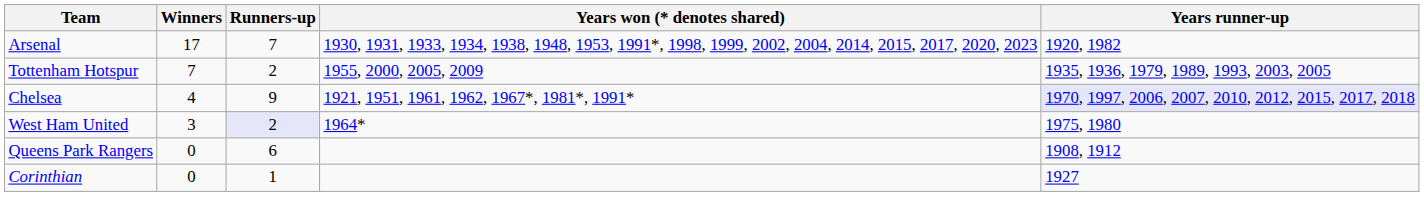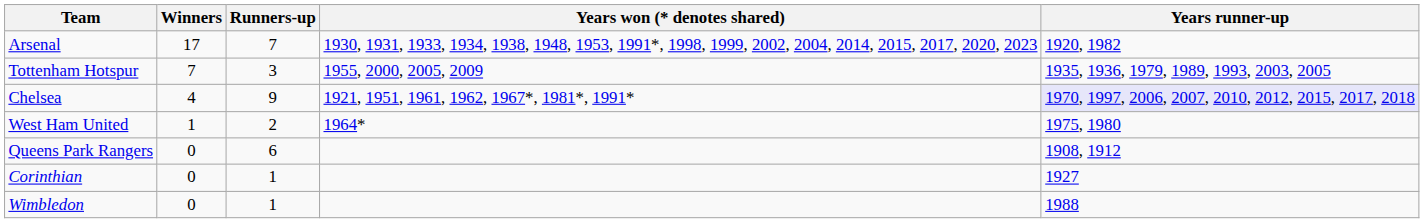(273, 71) 2 -> (273, 71) 3
(191, 124) 3 -> (191, 124) 1
(273, 124) lavender background -> (273, 124) no background
+ row: (46, 204)
